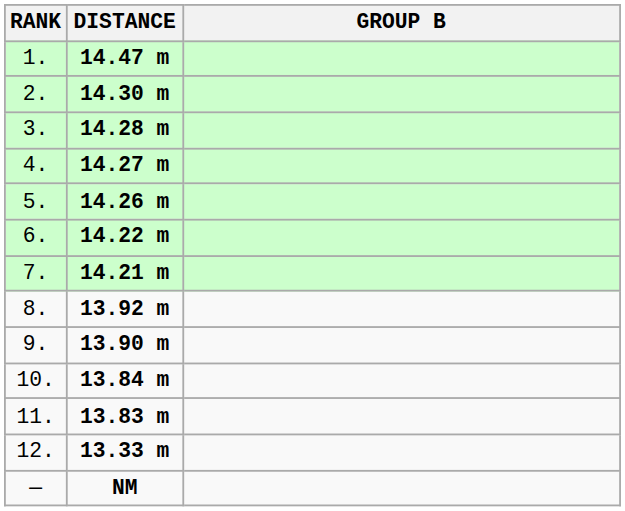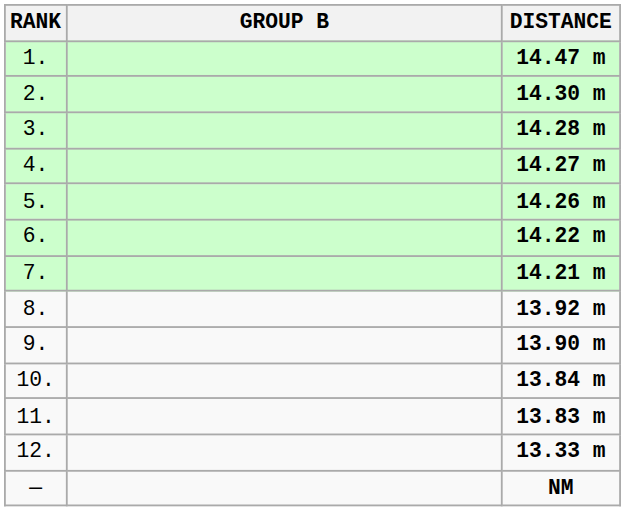columns swapped: (401, 22) <-> (125, 22)
